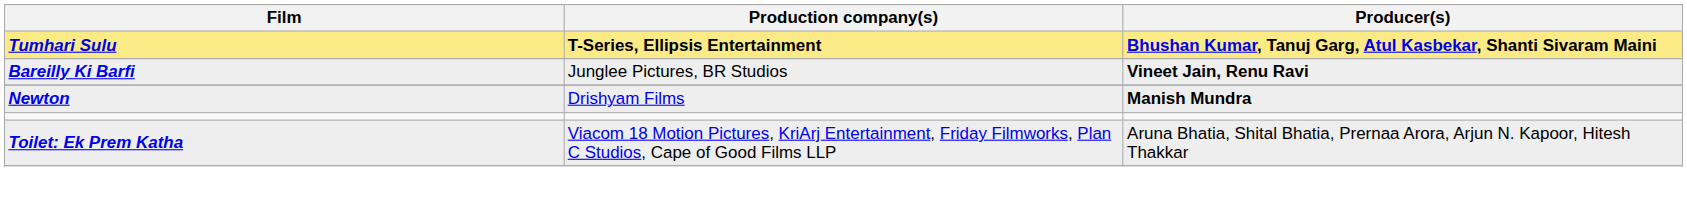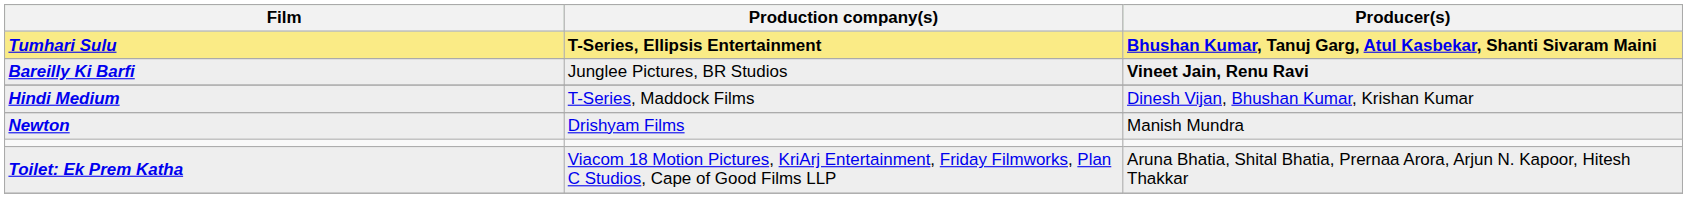+ row: (64, 98)
(1189, 98) bold -> (1186, 125) normal
